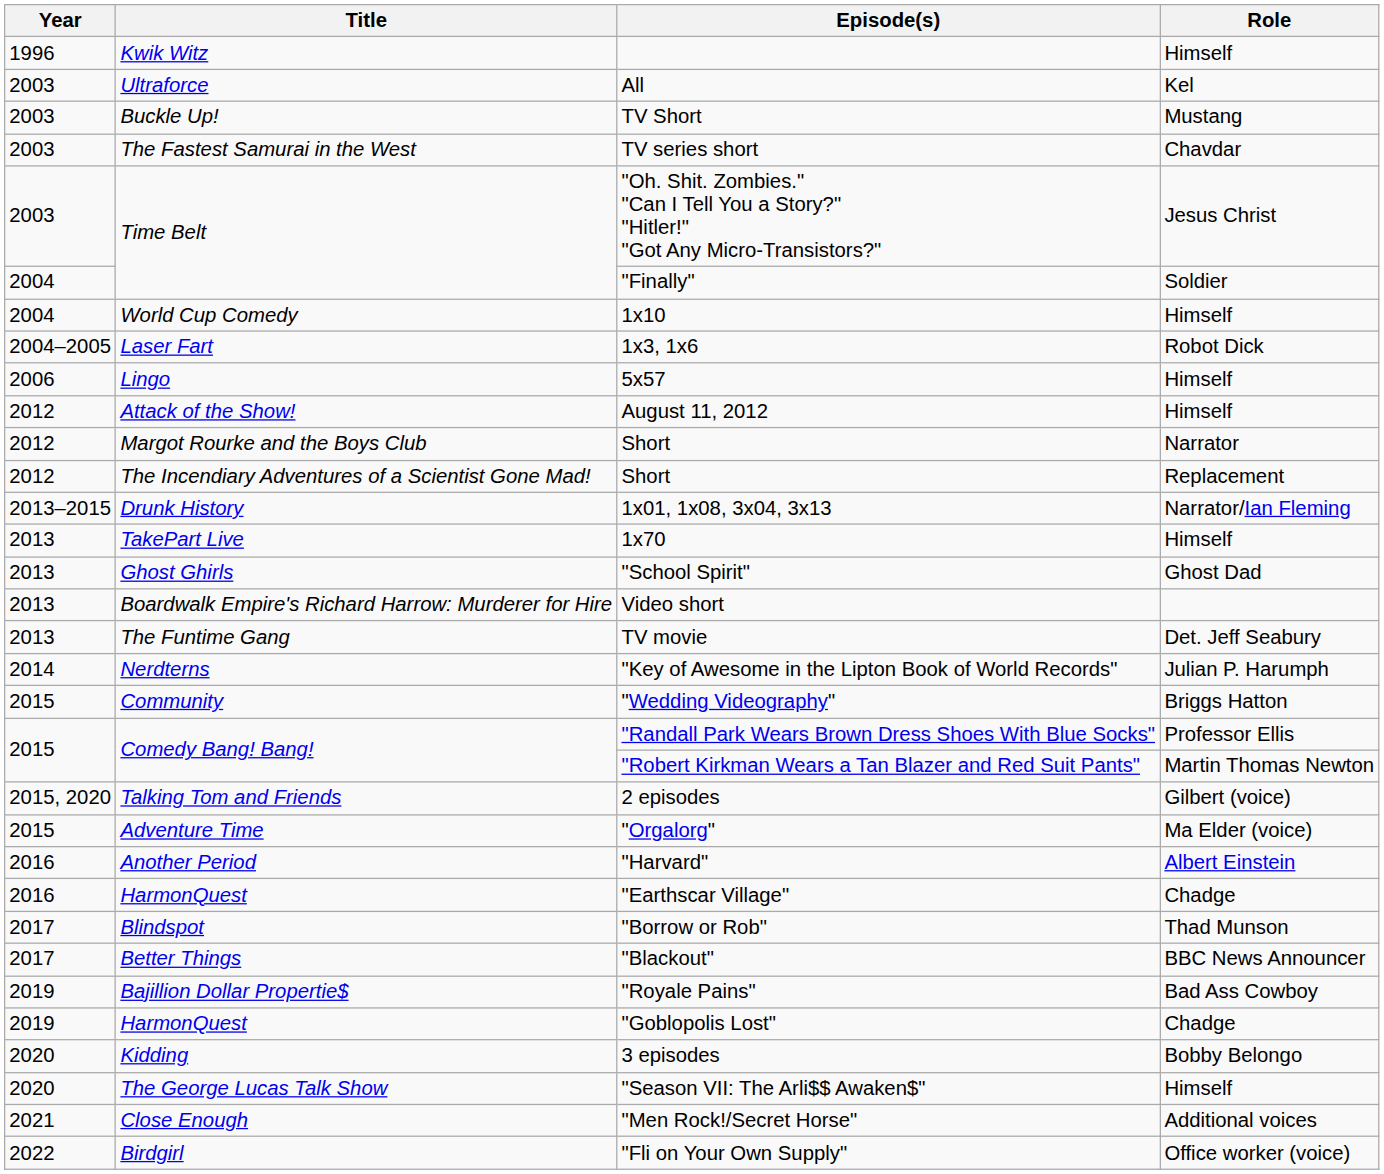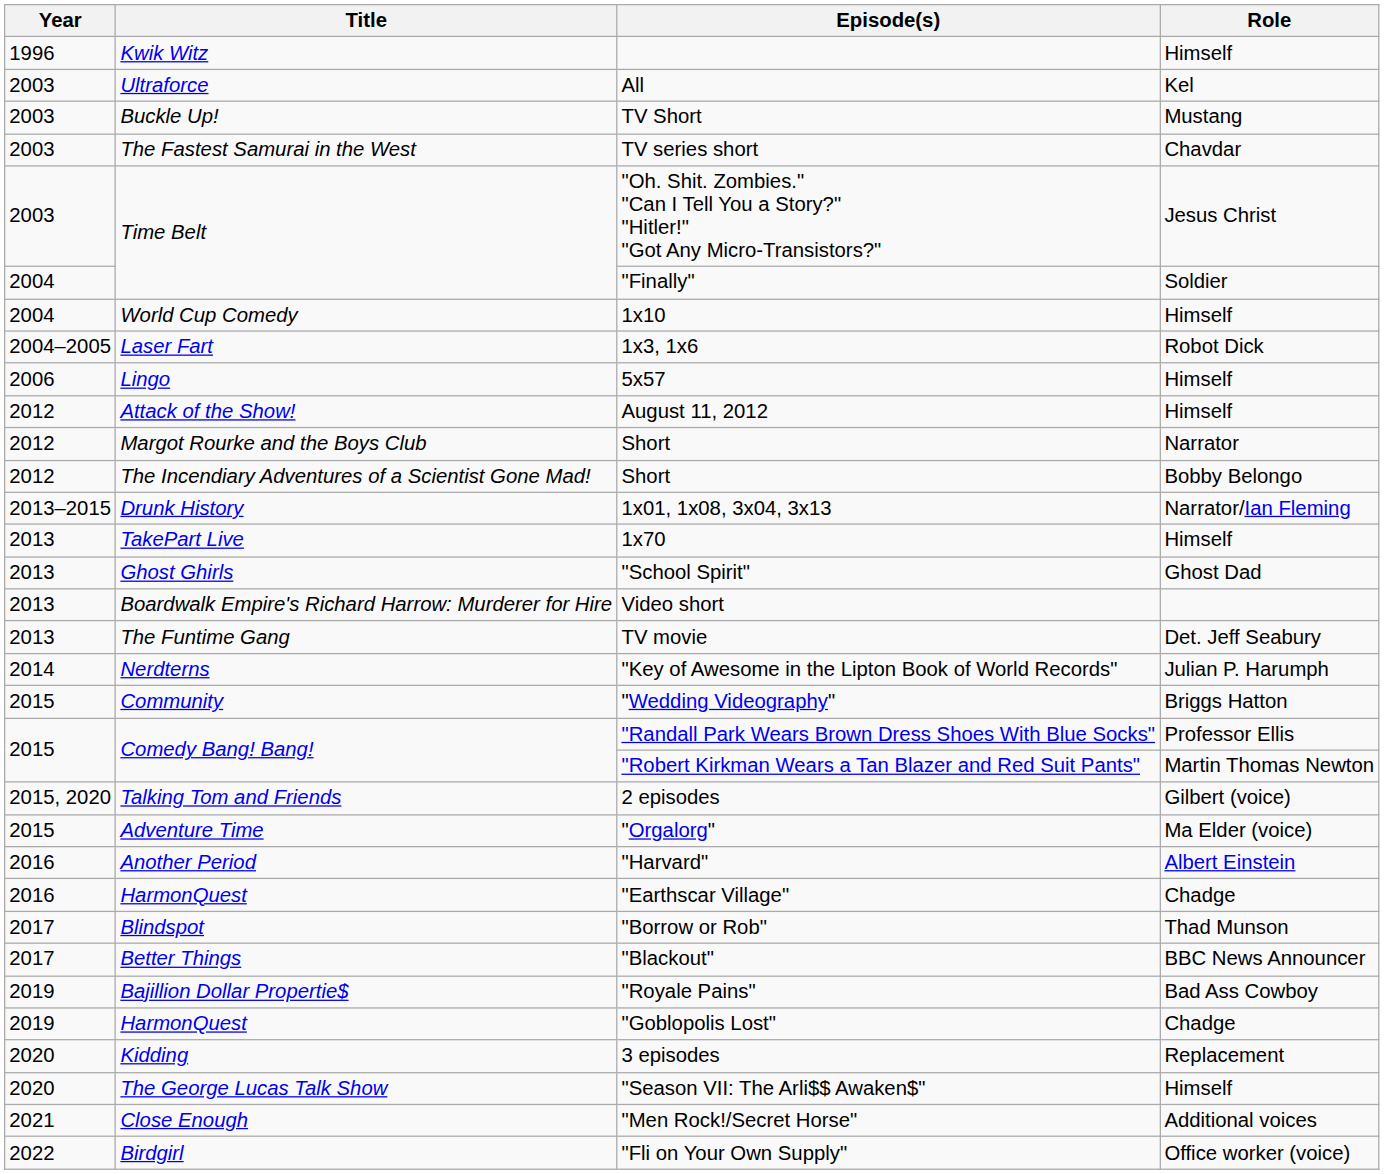(1224, 475) Replacement -> (1233, 475) Bobby Belongo
(1233, 1055) Bobby Belongo -> (1224, 1055) Replacement
